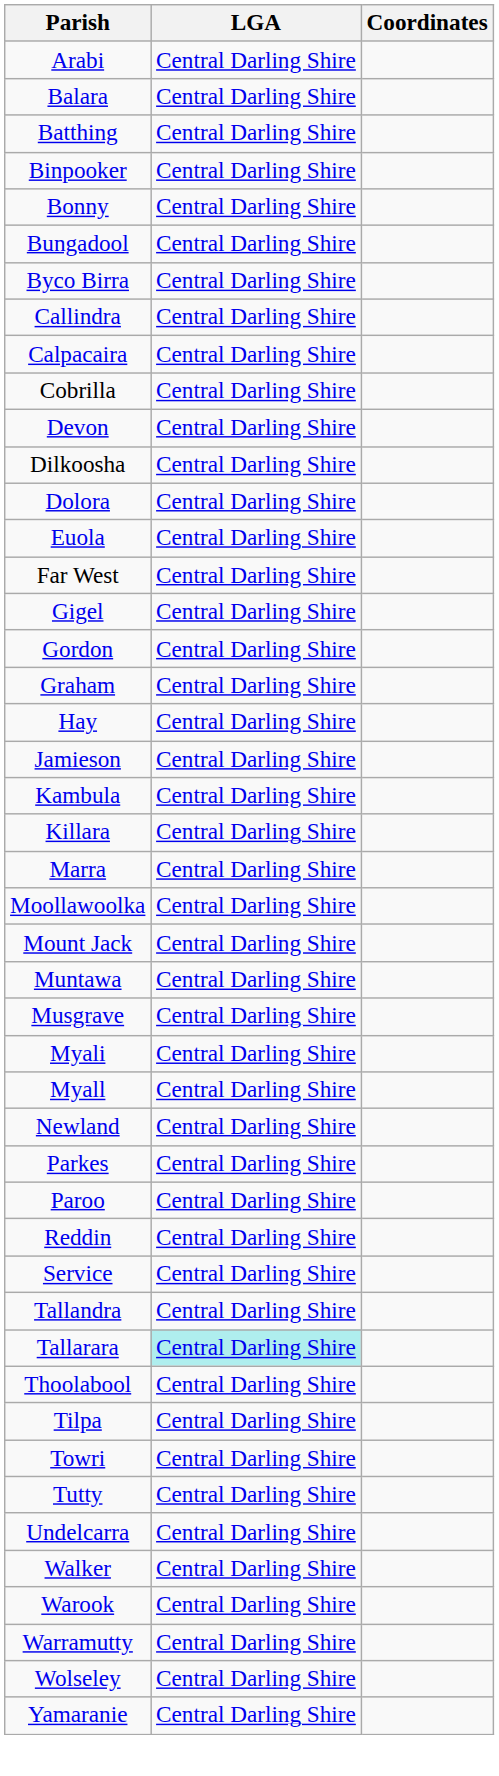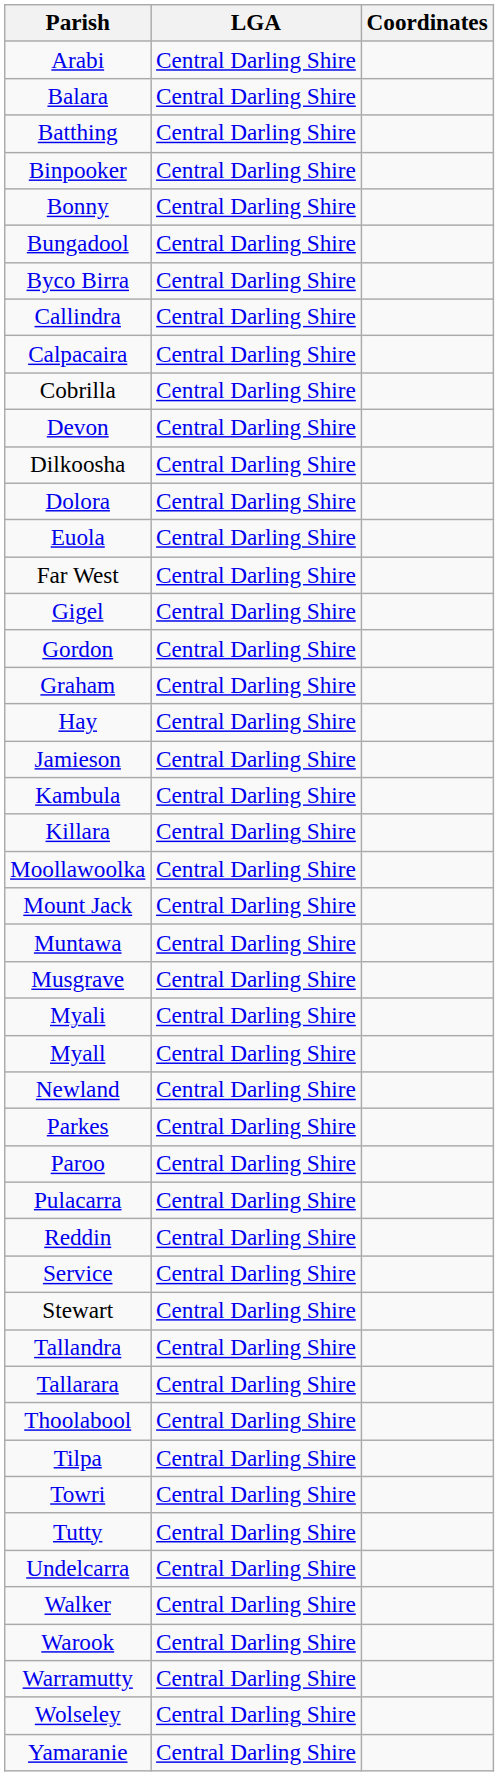- row: (78, 869)
+ row: (78, 1200)
+ row: (78, 1310)
(256, 1347) paleturquoise background -> (256, 1384) no background
